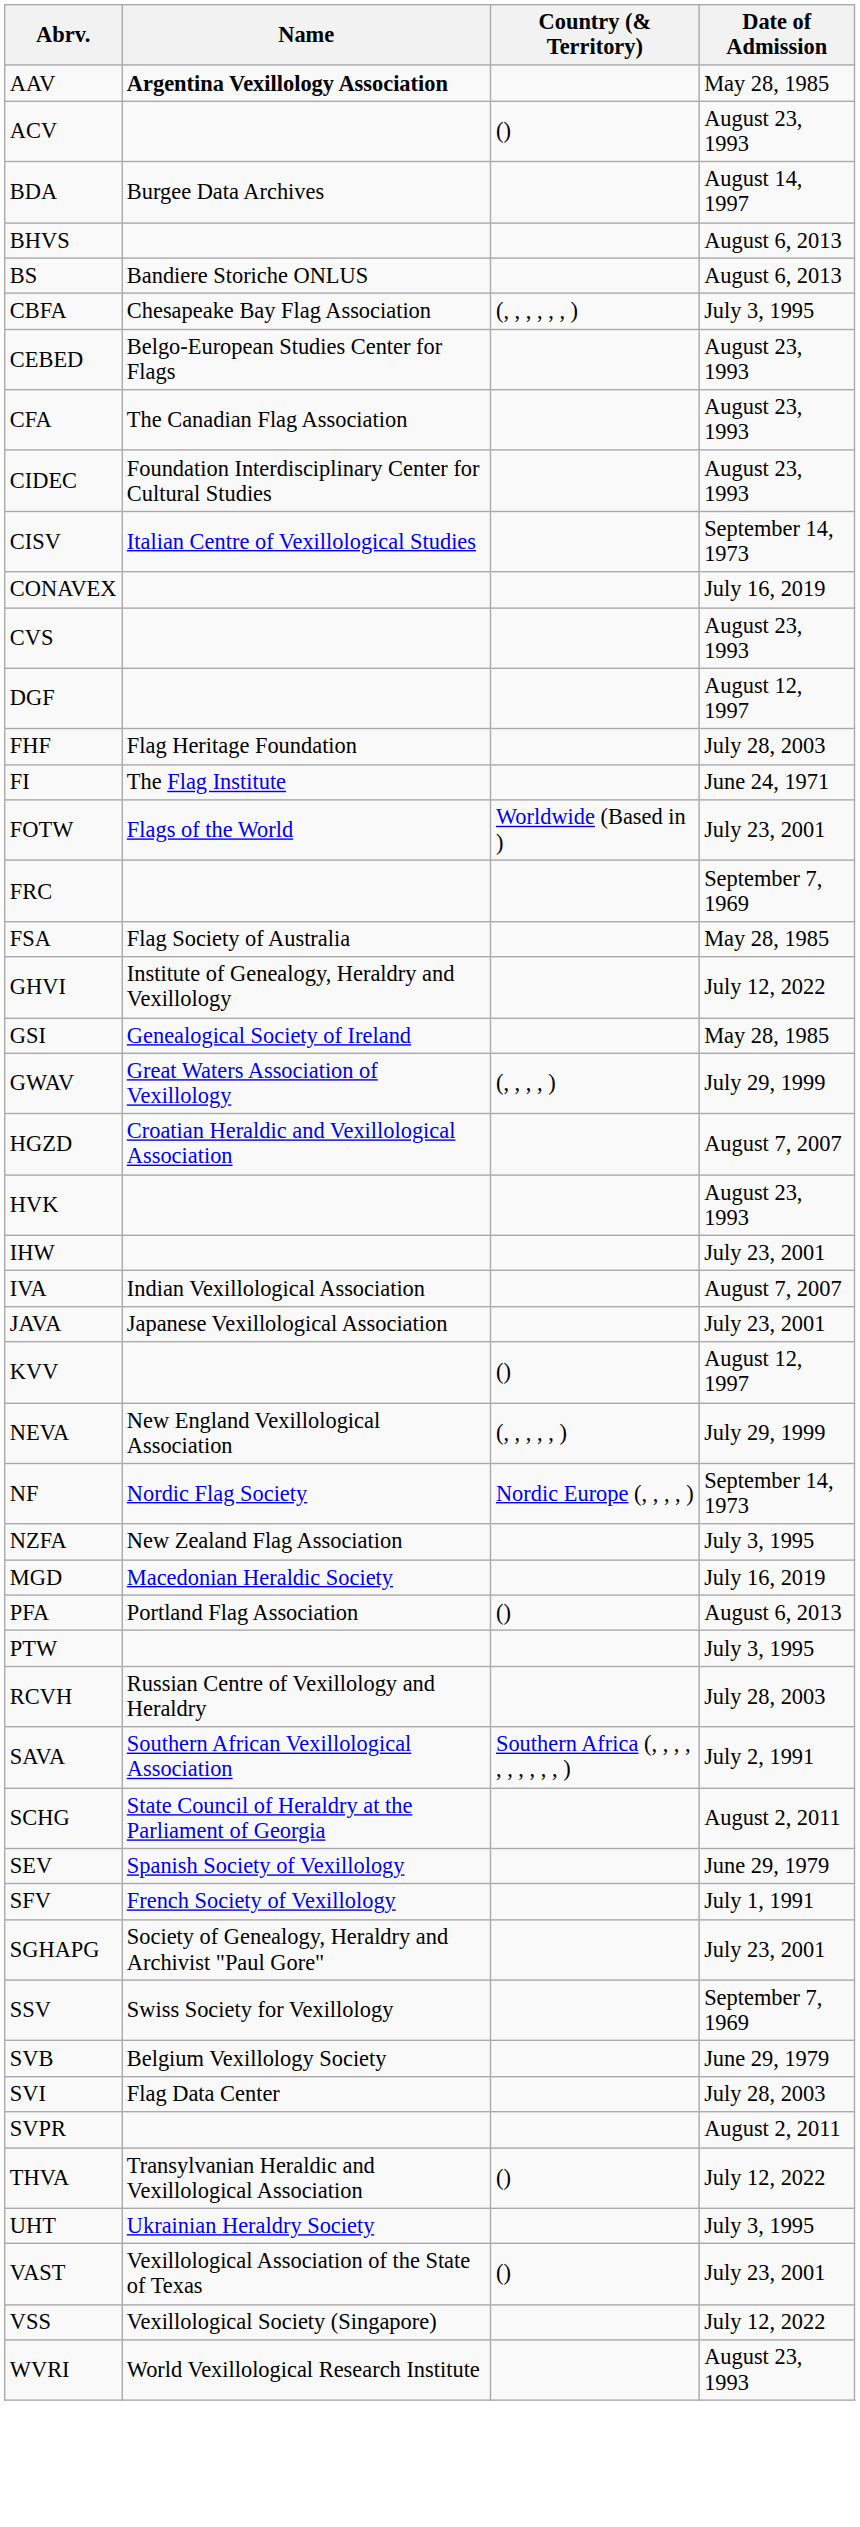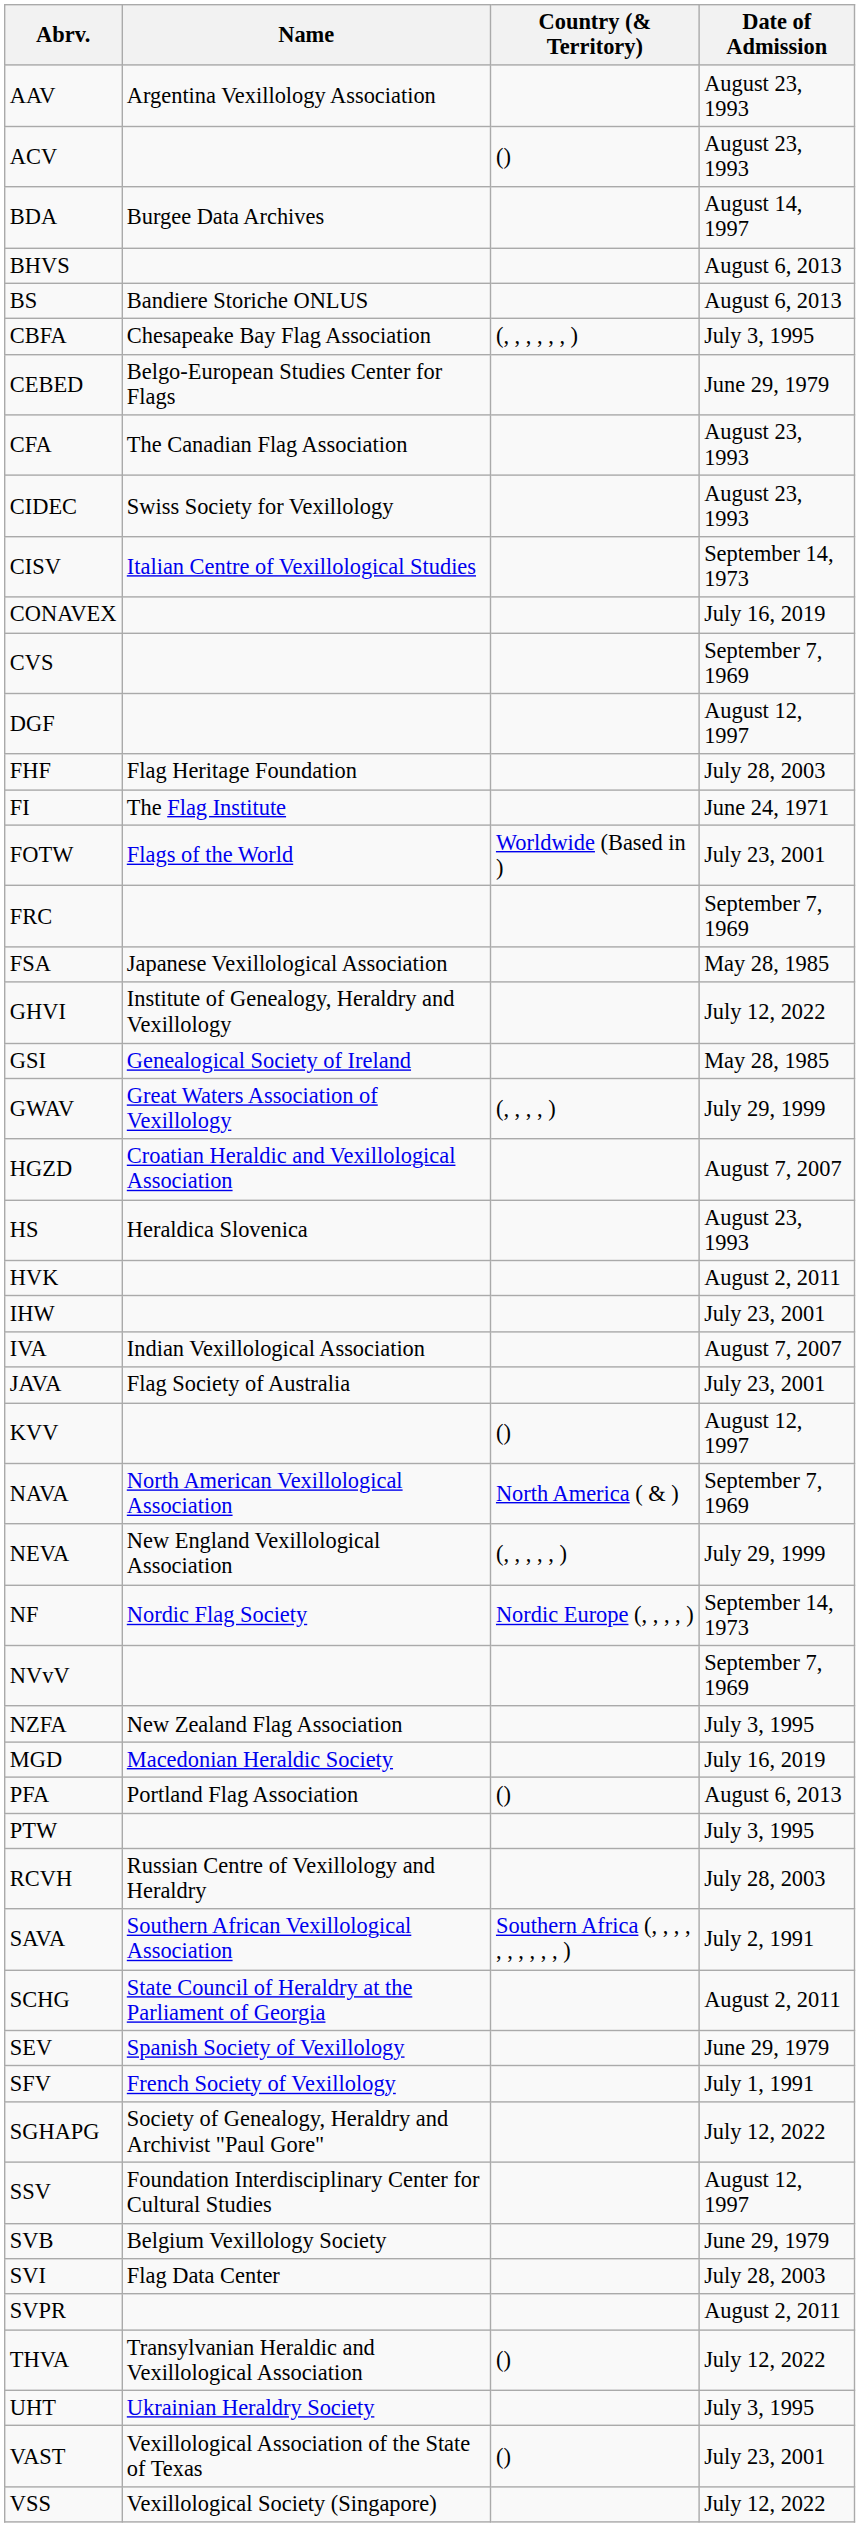(287, 82) bold -> (281, 95) normal
(767, 82) May 28, 1985 -> (753, 95) August 23, 1993
(753, 359) August 23, 1993 -> (767, 384) June 29, 1979
(303, 480) Foundation Interdisciplinary Center for Cultural Studies -> (260, 505) Swiss Society for Vexillology
(753, 637) August 23, 1993 -> (763, 662) September 7, 1969
(238, 938) Flag Society of Australia -> (287, 964) Japanese Vexillological Association
+ row: (24, 1229)
(753, 1204) August 23, 1993 -> (772, 1278) August 2, 2011
(287, 1323) Japanese Vexillological Association -> (238, 1384) Flag Society of Australia
+ row: (39, 1493)
+ row: (40, 1675)
(765, 1949) July 23, 2001 -> (765, 2131) July 12, 2022
(260, 2010) Swiss Society for Vexillology -> (303, 2192) Foundation Interdisciplinary Center for Cultural Studies
(763, 2010) September 7, 1969 -> (753, 2192) August 12, 1997
- row: (40, 2370)
